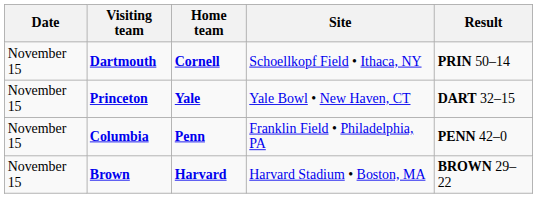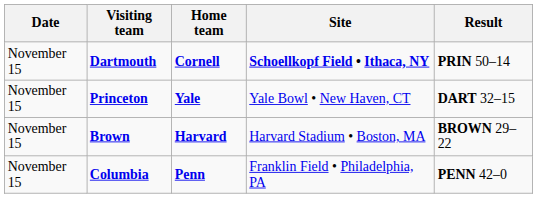(335, 61) normal -> (339, 61) bold
rows swapped: (110, 174) <-> (119, 136)
